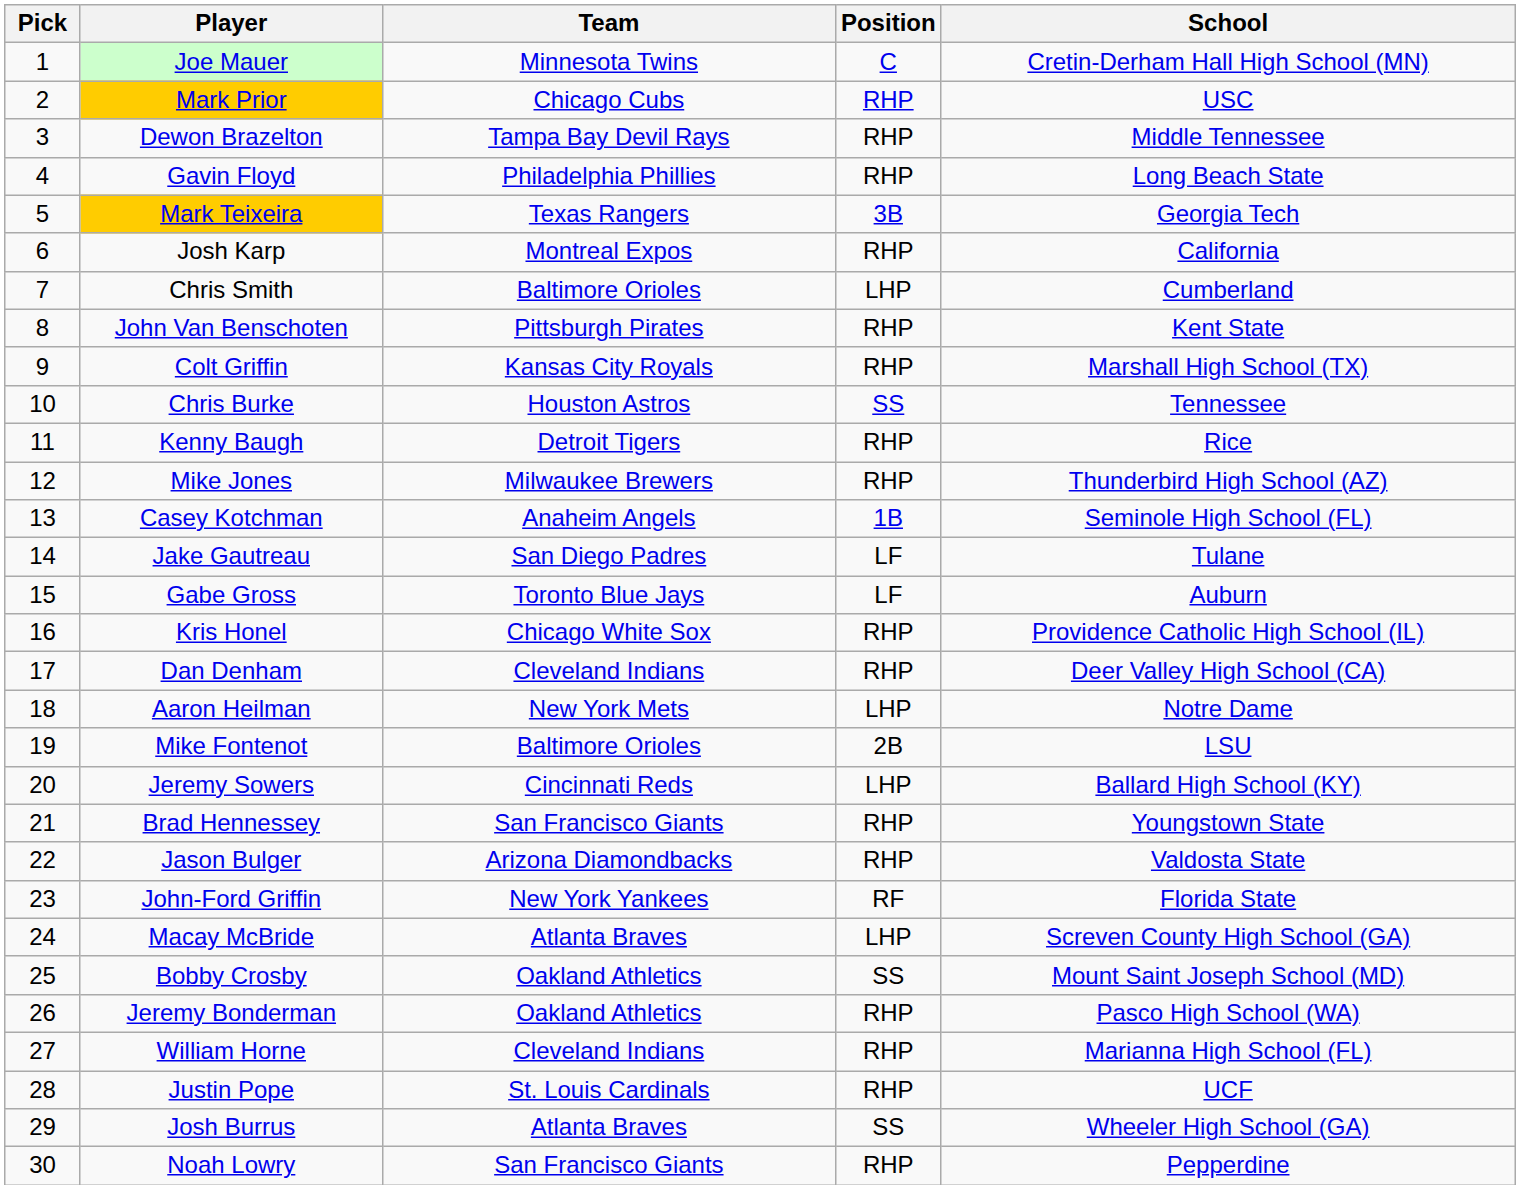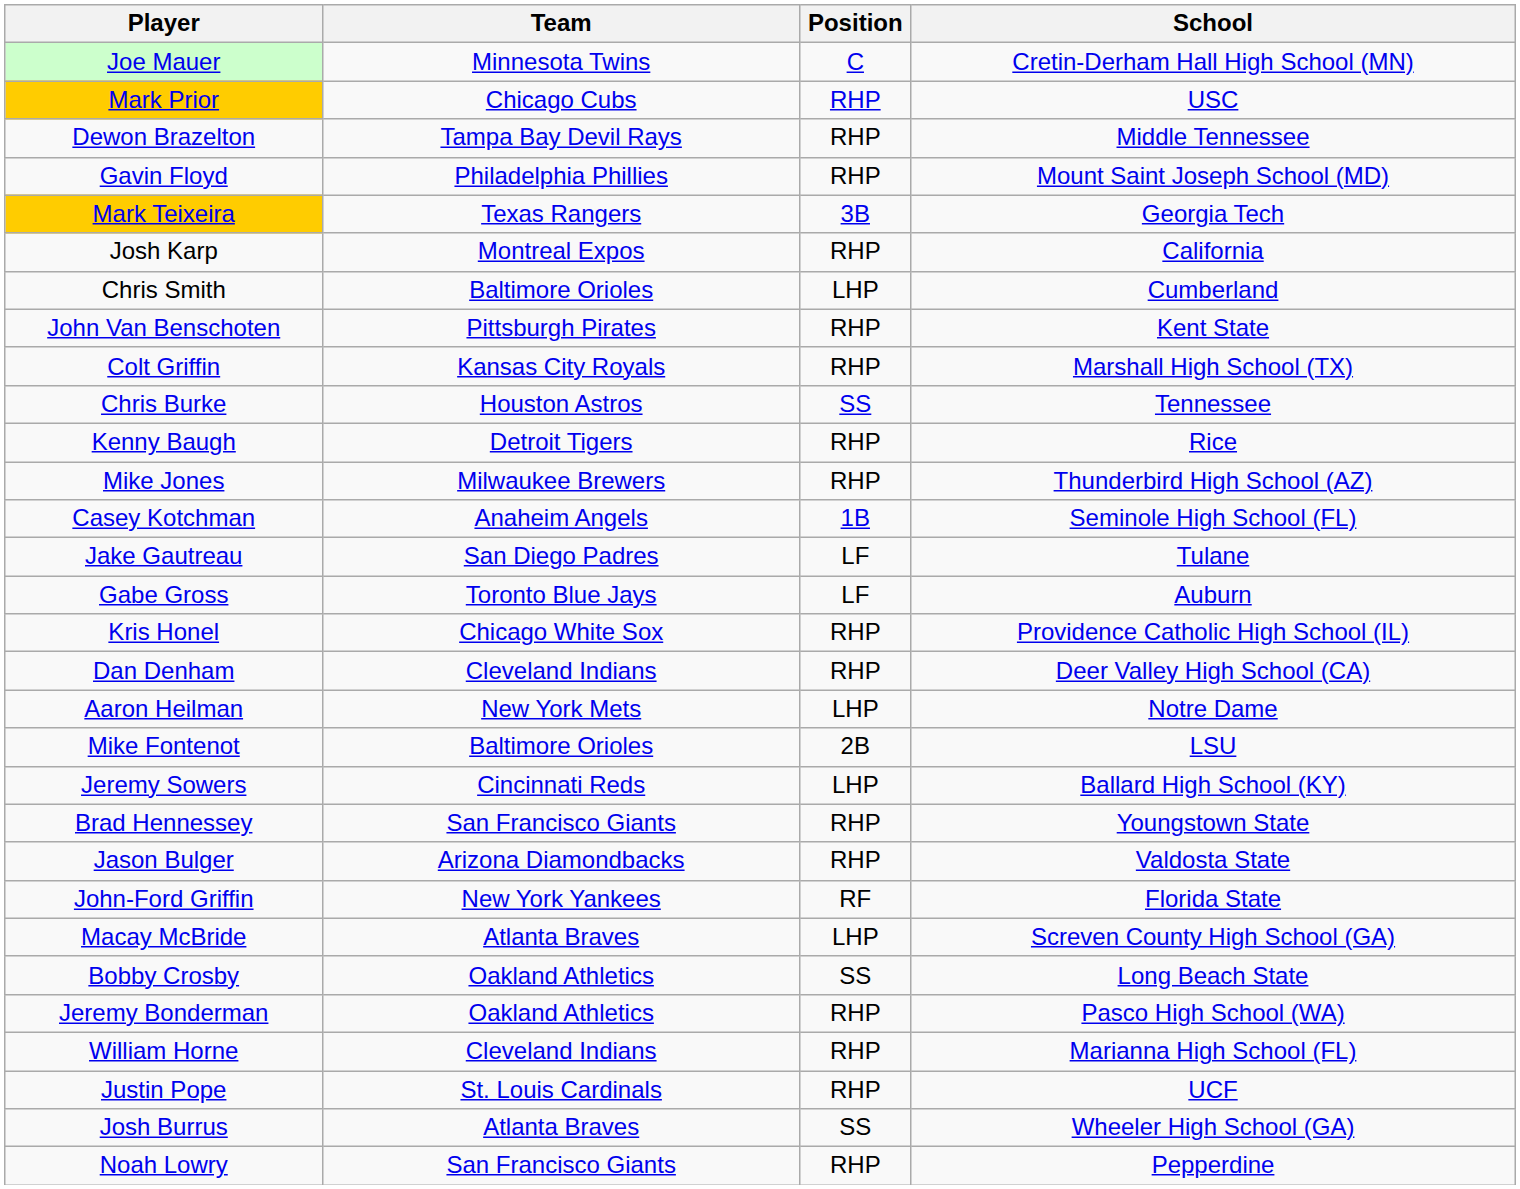- column: (42, 23)
(1228, 175) Long Beach State -> (1213, 175) Mount Saint Joseph School (MD)
(1228, 975) Mount Saint Joseph School (MD) -> (1213, 975) Long Beach State
